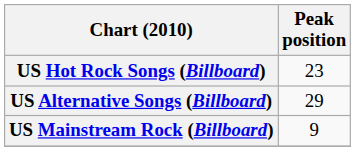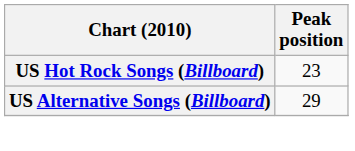- row: (141, 130)
